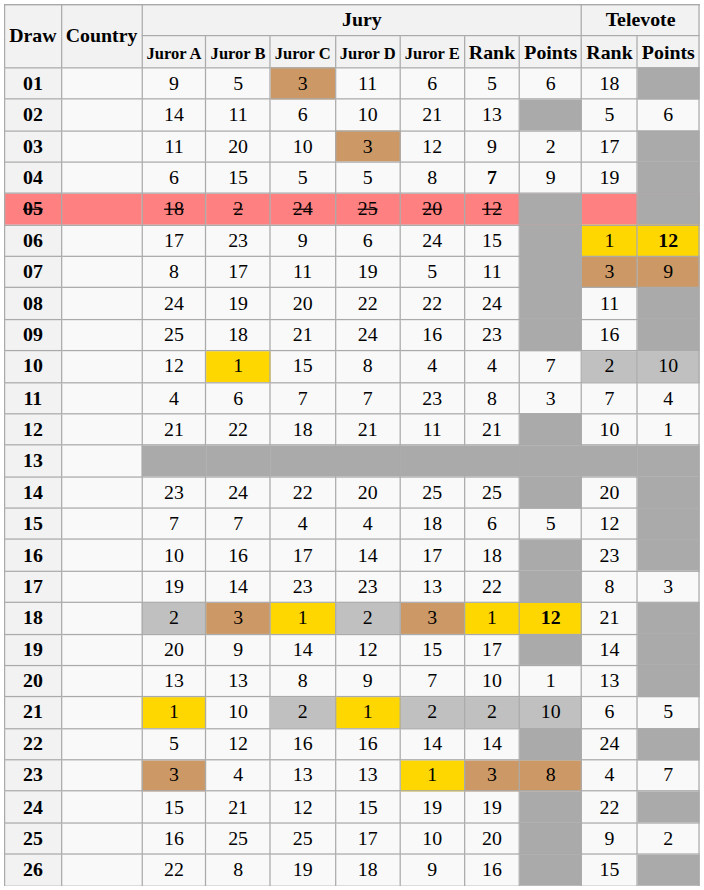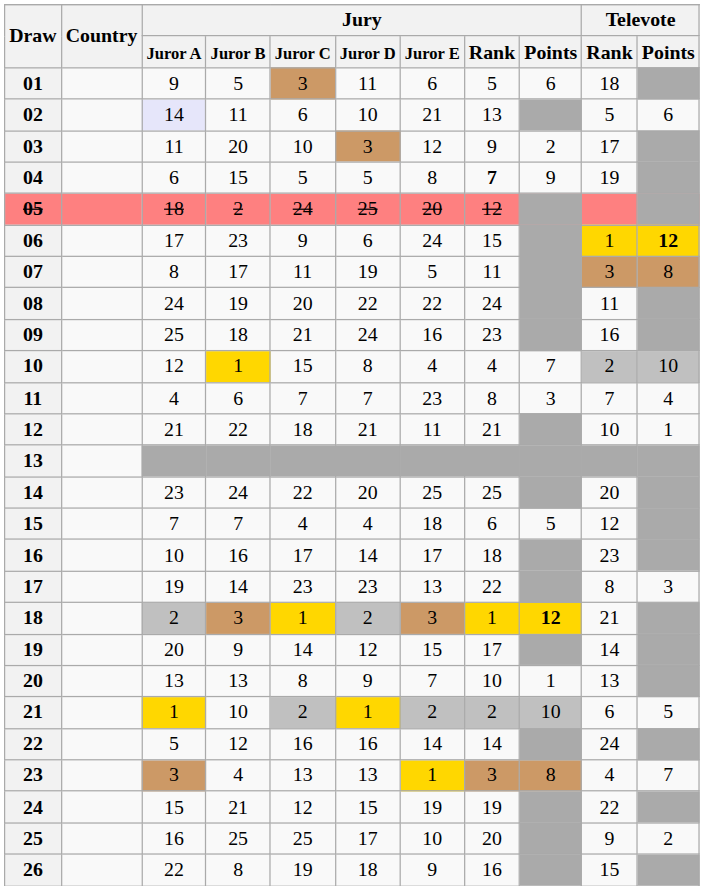(174, 114) no background -> (174, 114) lavender background
(668, 271) 9 -> (668, 271) 8
